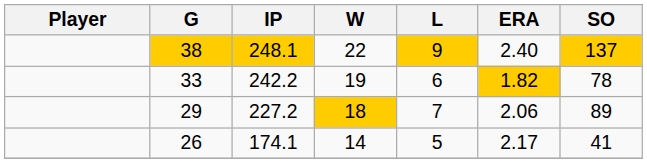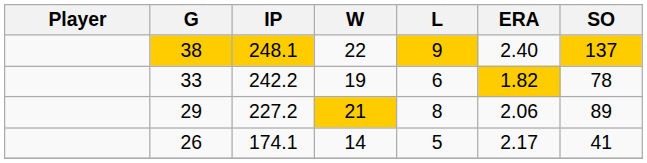(355, 111) 18 -> (355, 111) 21
(437, 111) 7 -> (437, 111) 8
